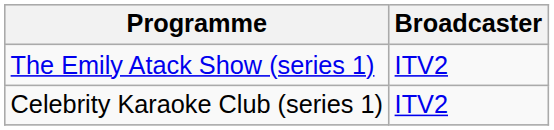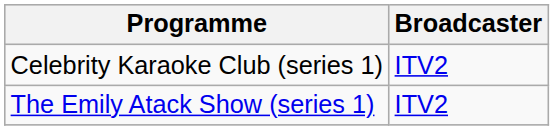rows swapped: (193, 64) <-> (197, 104)
